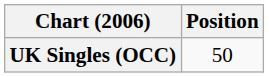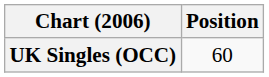(222, 54) 50 -> (222, 54) 60
